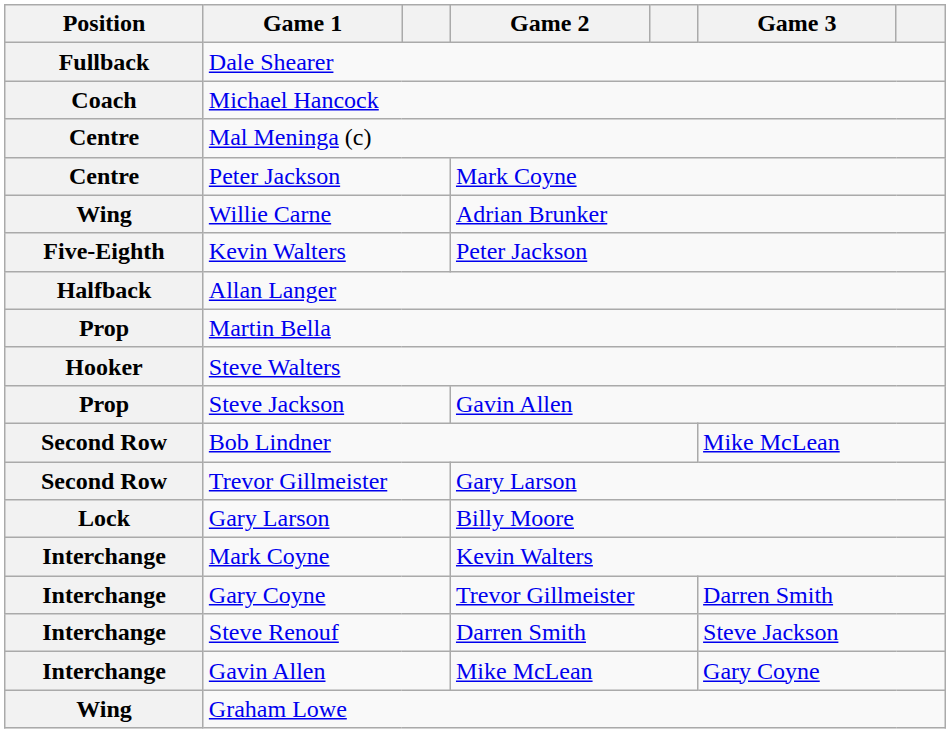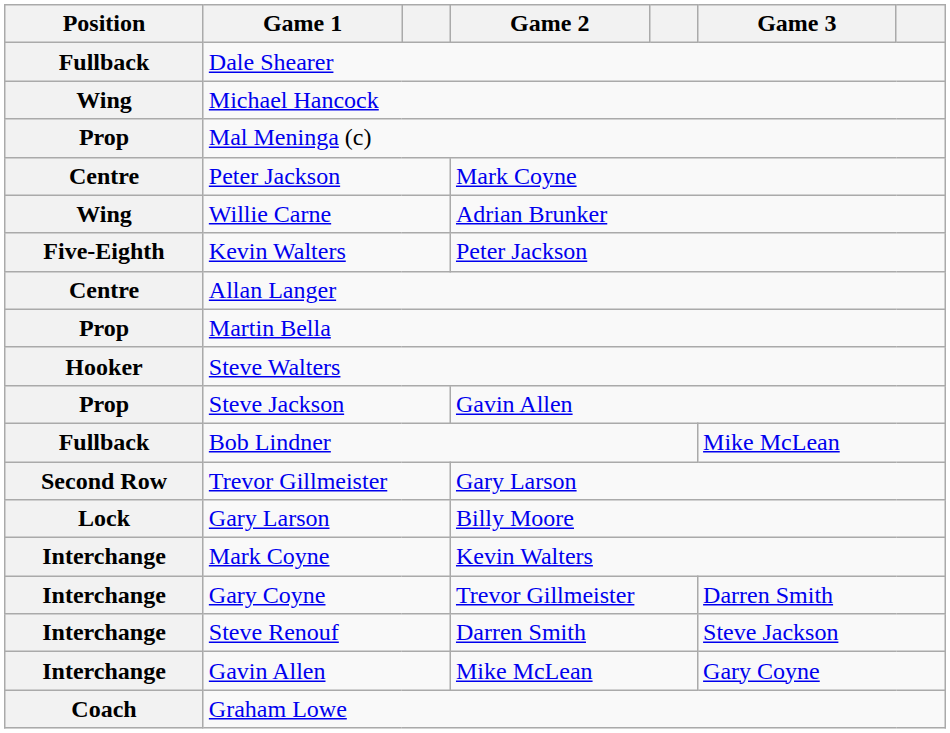(104, 99) Coach -> (104, 99) Wing
(104, 137) Centre -> (104, 137) Prop
(104, 289) Halfback -> (104, 289) Centre
(104, 442) Second Row -> (104, 442) Fullback
(104, 708) Wing -> (104, 708) Coach
